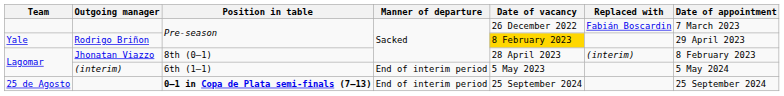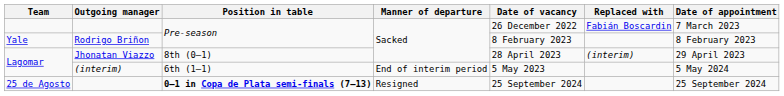(532, 40) gold background -> (532, 40) no background
(710, 40) 29 April 2023 -> (716, 40) 8 February 2023
(716, 55) 8 February 2023 -> (710, 55) 29 April 2023
(432, 84) End of interim period -> (397, 84) Resigned
